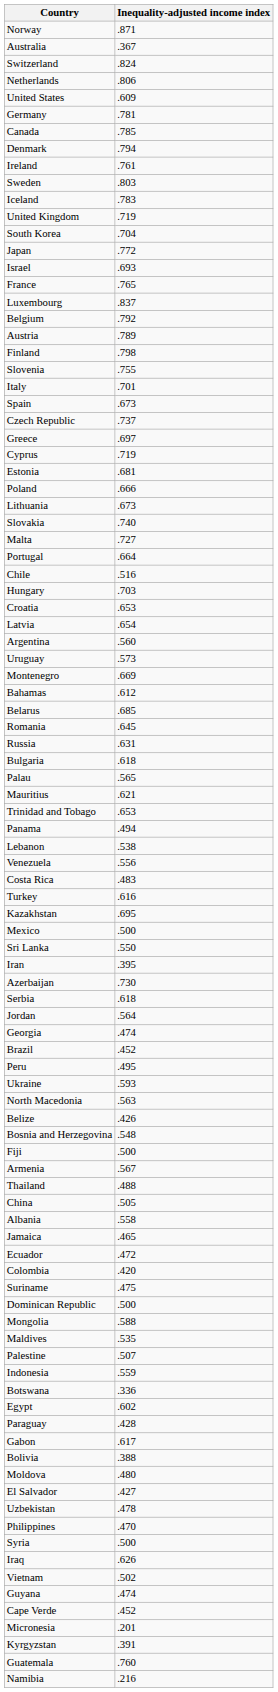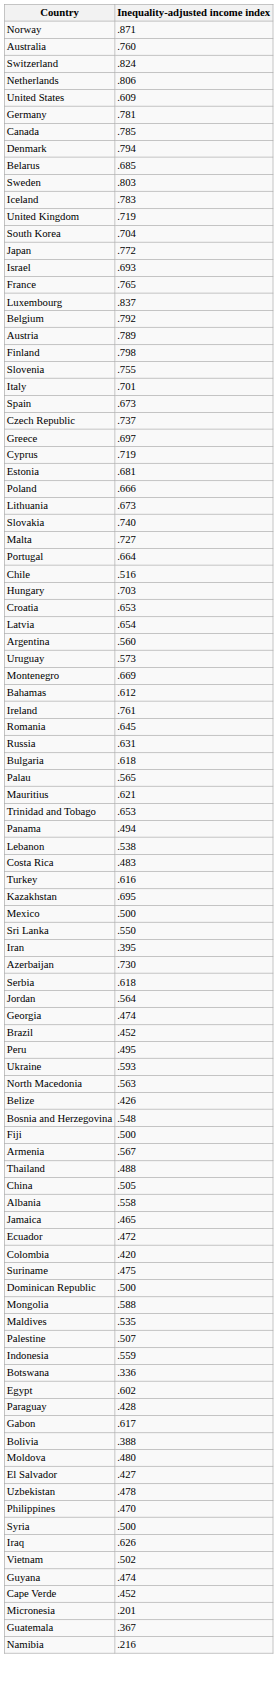(127, 47) .367 -> (127, 47) .760
rows swapped: (22, 166) <-> (23, 710)
- row: (29, 863)
- row: (31, 1645)
(127, 1662) .760 -> (127, 1628) .367
